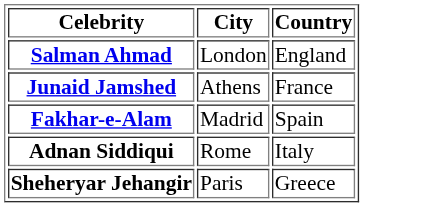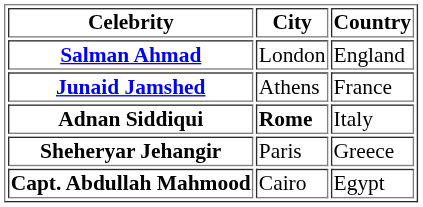- row: (101, 119)
(226, 151) normal -> (286, 119) bold
+ row: (131, 183)
